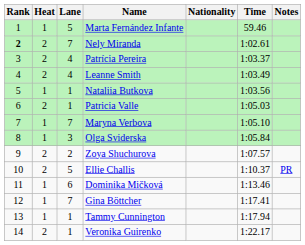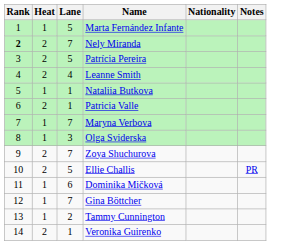- column: (255, 12)
(70, 59) 4 -> (70, 59) 5
(70, 153) 2 -> (70, 153) 7
(70, 216) 1 -> (70, 216) 2
